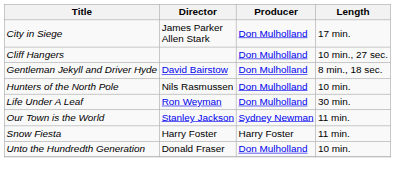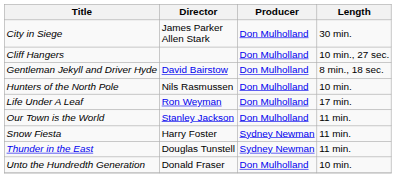(334, 33) 17 min. -> (335, 33) 30 min.
(334, 102) 30 min. -> (335, 102) 17 min.
(276, 117) Sydney Newman -> (274, 117) Don Mulholland
(266, 133) Harry Foster -> (277, 133) Sydney Newman
+ row: (50, 149)
